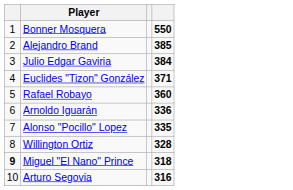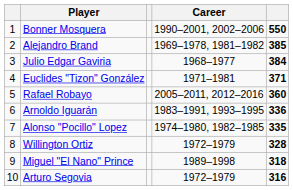+ column: (209, 12)
(13, 161) bold -> (13, 161) normal
